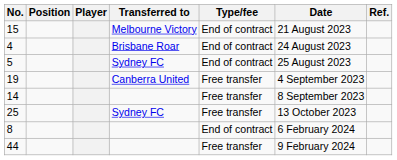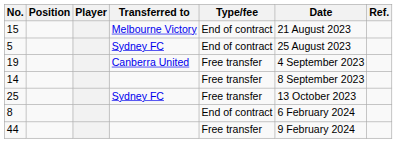- row: (10, 46)
